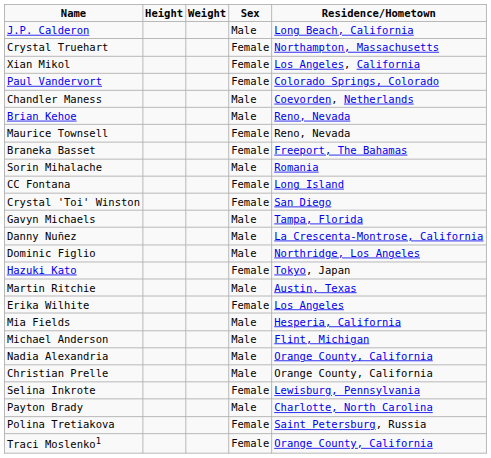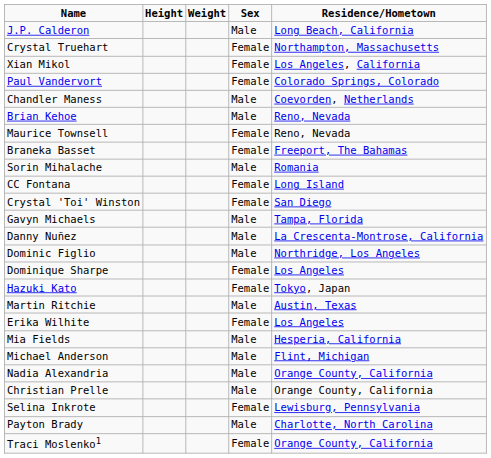+ row: (58, 270)
- row: (61, 425)
